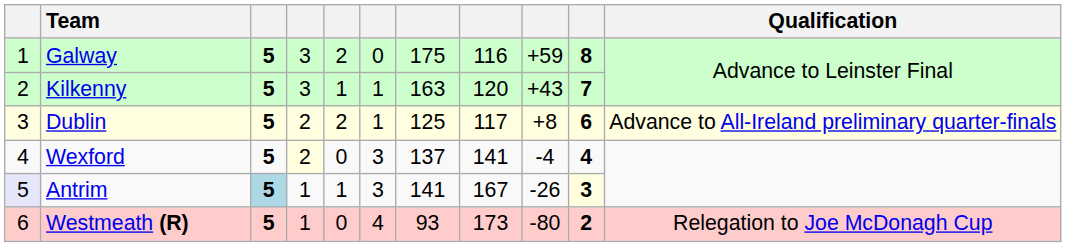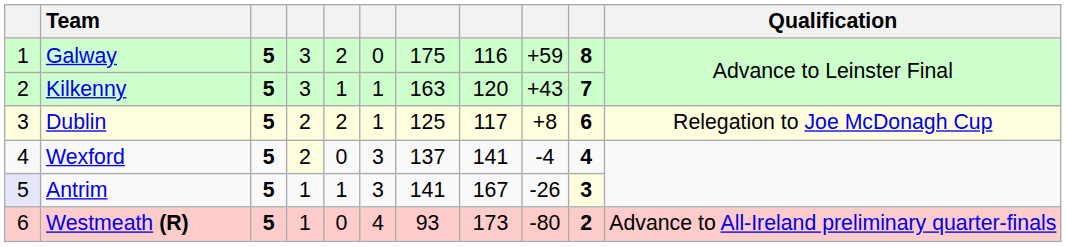(833, 122) Advance to All-Ireland preliminary quarter-finals -> (833, 122) Relegation to Joe McDonagh Cup
(269, 190) lightblue background -> (269, 190) no background
(833, 223) Relegation to Joe McDonagh Cup -> (833, 223) Advance to All-Ireland preliminary quarter-finals
